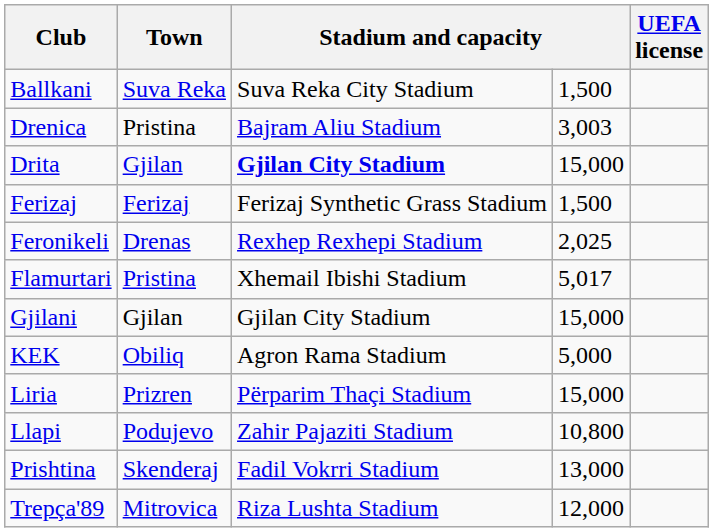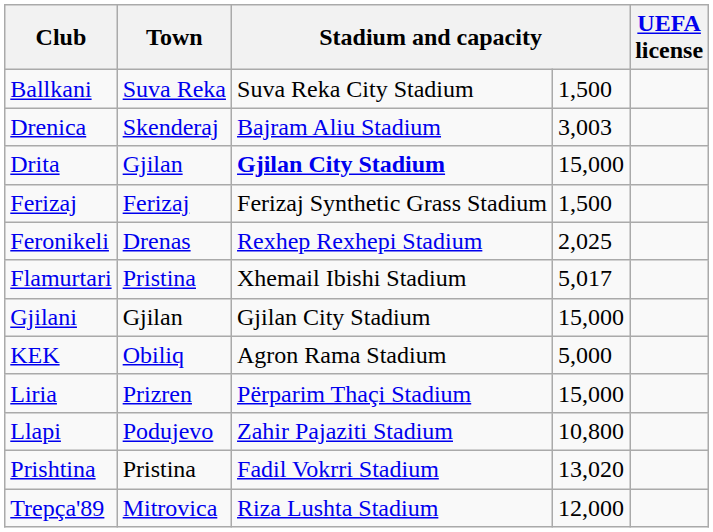(159, 126) Pristina -> (171, 126) Skenderaj
(171, 469) Skenderaj -> (159, 469) Pristina
(591, 469) 13,000 -> (591, 469) 13,020
